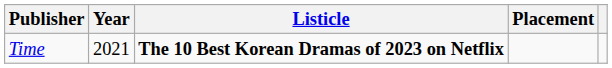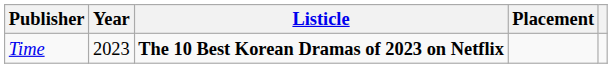(111, 48) 2021 -> (111, 48) 2023
